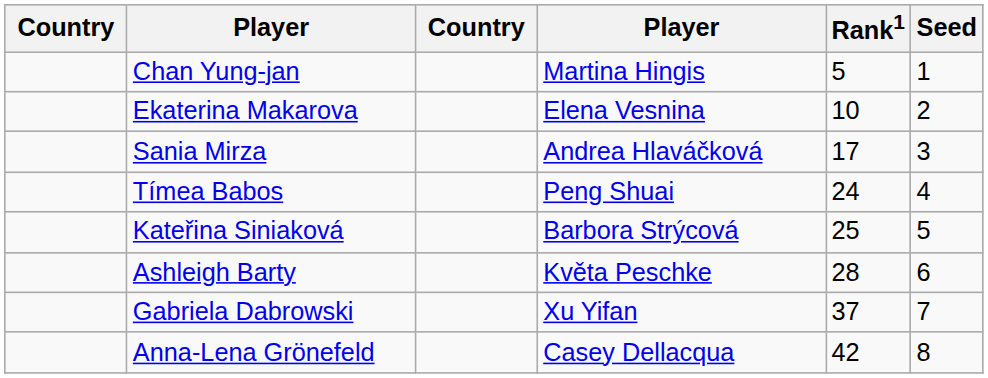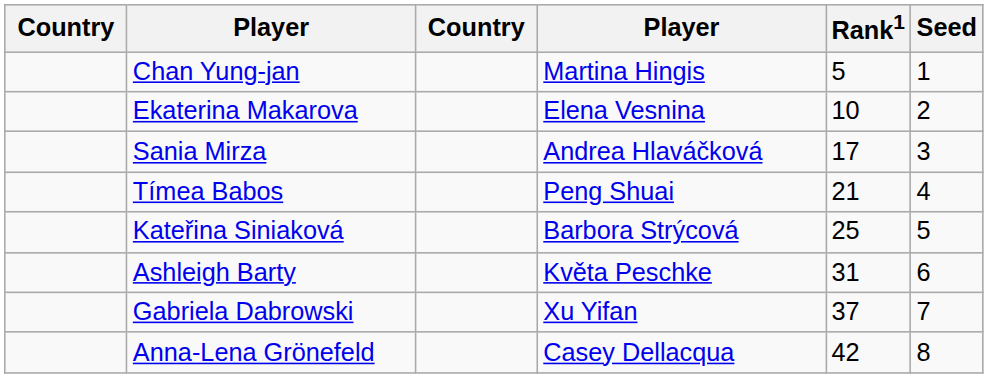(845, 191) 24 -> (845, 191) 21
(845, 271) 28 -> (845, 271) 31
